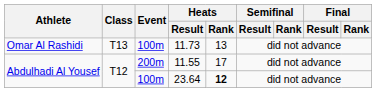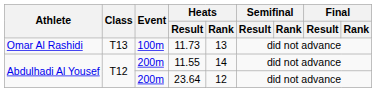(221, 63) 17 -> (221, 63) 14
(151, 79) 100m -> (151, 79) 200m
(221, 79) bold -> (221, 79) normal
